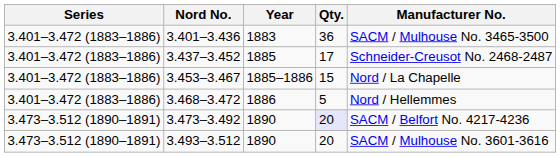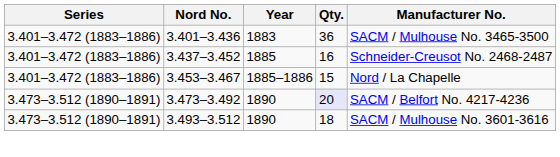(326, 57) 17 -> (326, 57) 16
- row: (203, 99)
(326, 141) 20 -> (326, 120) 18
